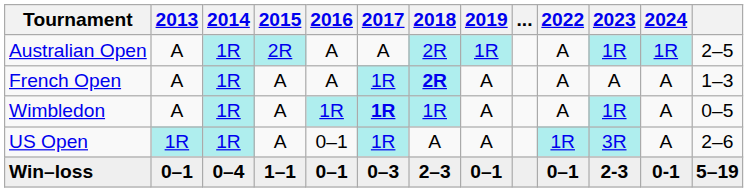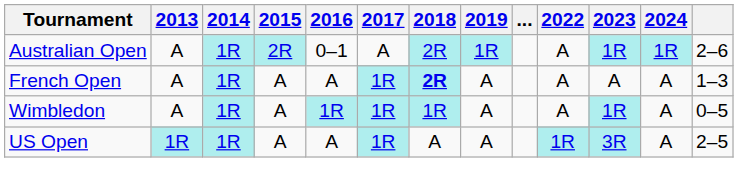(332, 50) A -> (332, 50) 0–1
(717, 50) 2–5 -> (712, 50) 2–6
(383, 111) bold -> (383, 111) normal
(332, 141) 0–1 -> (332, 141) A
(717, 141) 2–6 -> (712, 141) 2–5
- row: (51, 171)
